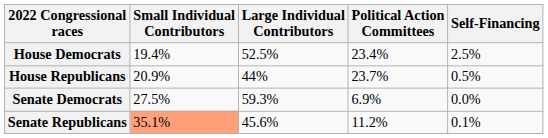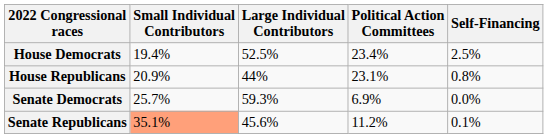(370, 76) 23.7% -> (370, 76) 23.1%
(466, 76) 0.5% -> (466, 76) 0.8%
(152, 99) 27.5% -> (152, 99) 25.7%
